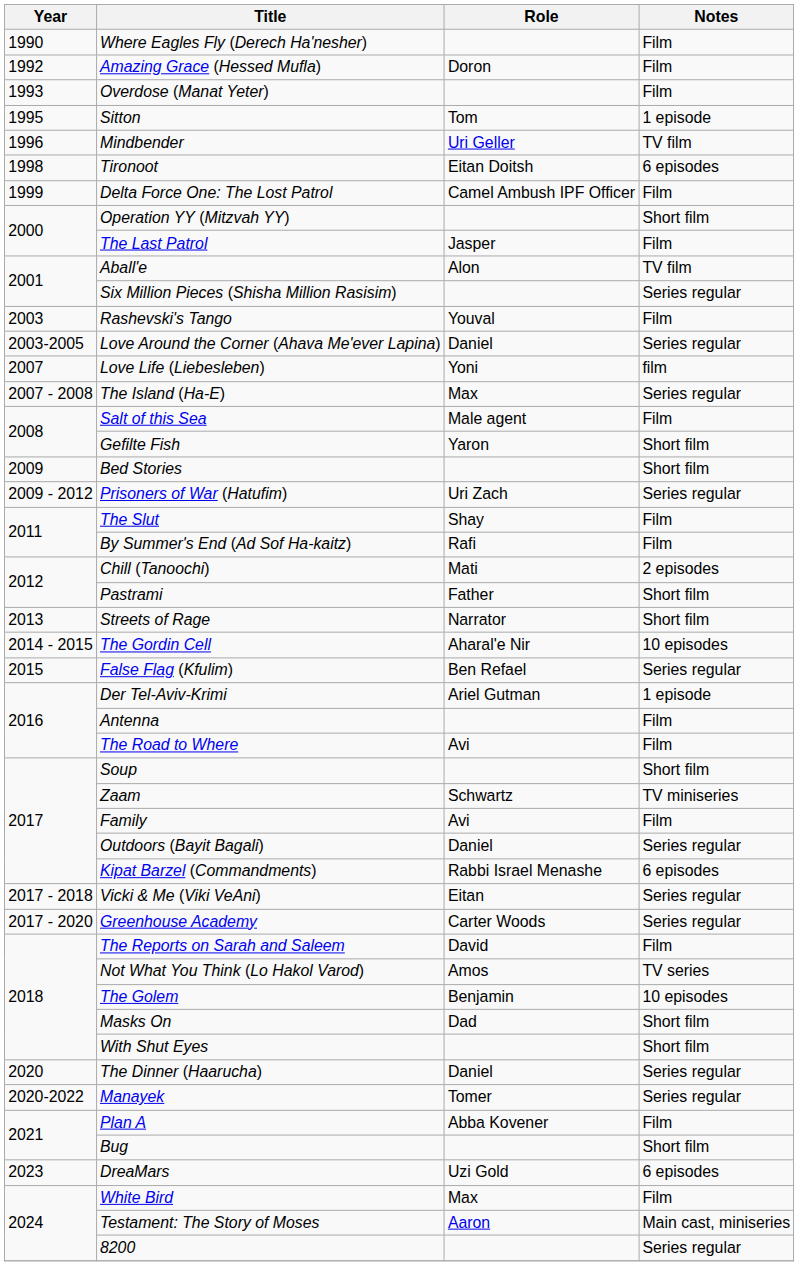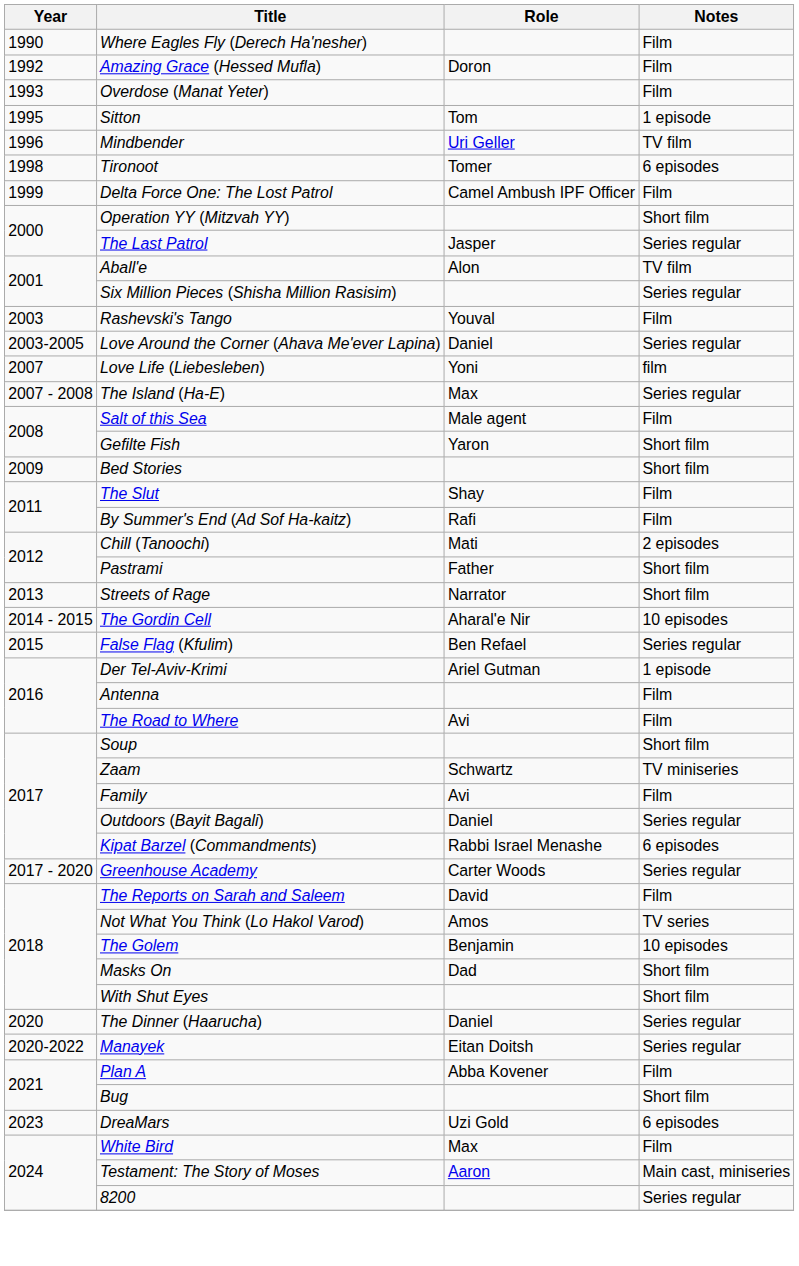(491, 167) Eitan Doitsh -> (470, 167) Tomer
(657, 243) Film -> (692, 243) Series regular
- row: (194, 494)
- row: (180, 896)
(470, 1097) Tomer -> (491, 1047) Eitan Doitsh
